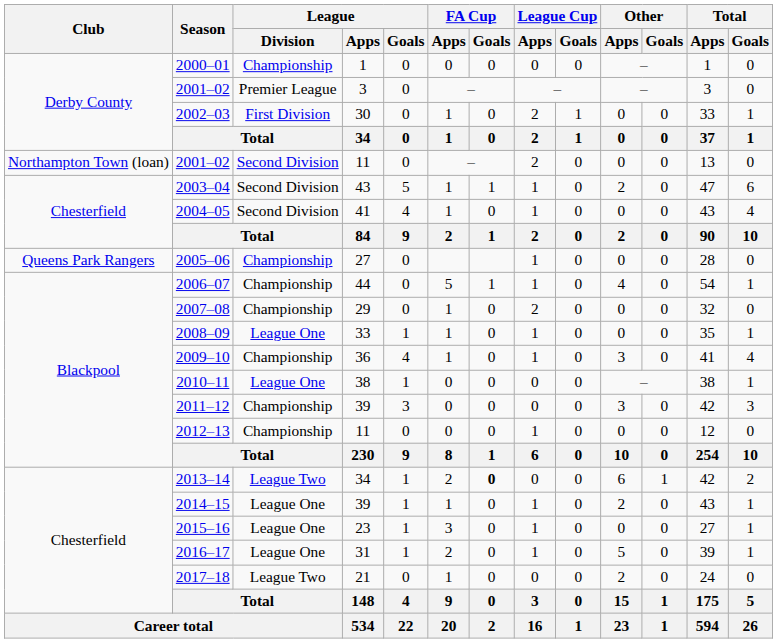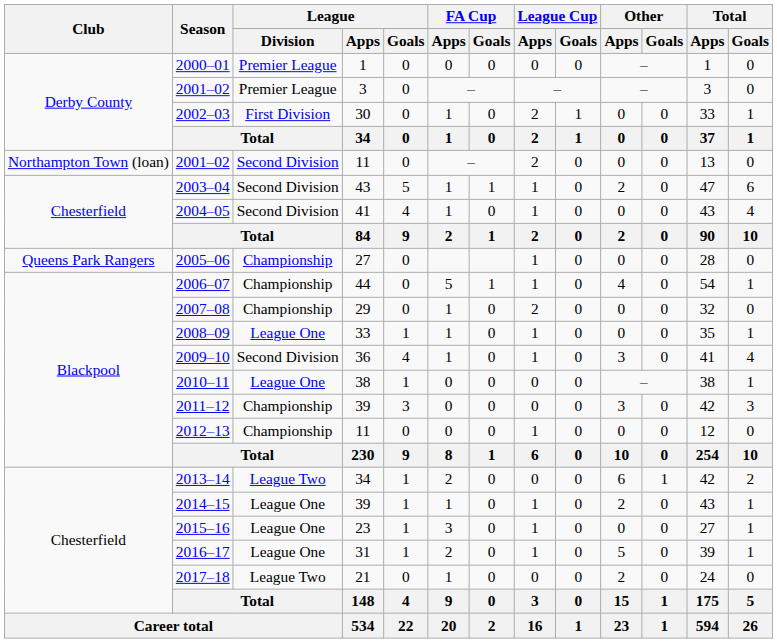(288, 65) Championship -> (288, 65) Premier League
(288, 357) Championship -> (288, 357) Second Division
(492, 479) bold -> (492, 479) normal
